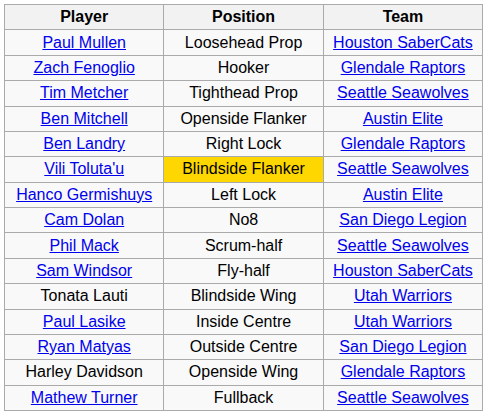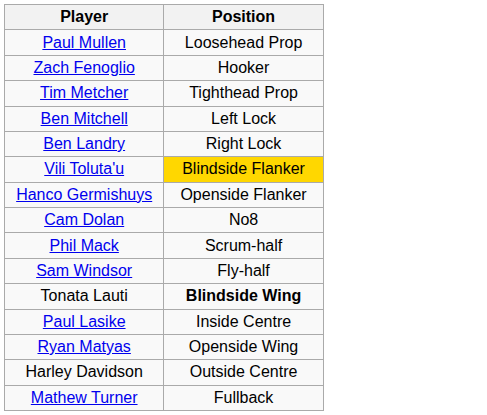- column: (403, 17)
(244, 118) Openside Flanker -> (244, 118) Left Lock
(244, 194) Left Lock -> (244, 194) Openside Flanker
(244, 296) normal -> (244, 296) bold
(244, 347) Outside Centre -> (244, 347) Openside Wing
(244, 372) Openside Wing -> (244, 372) Outside Centre
